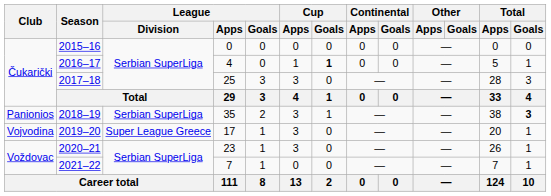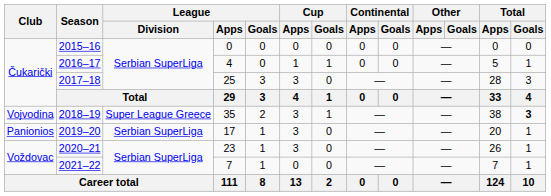(329, 64) bold -> (329, 64) normal
(30, 115) Panionios -> (30, 115) Vojvodina
(158, 115) Serbian SuperLiga -> (158, 115) Super League Greece
(30, 132) Vojvodina -> (30, 132) Panionios
(158, 132) Super League Greece -> (158, 132) Serbian SuperLiga
